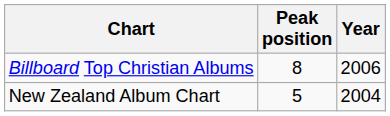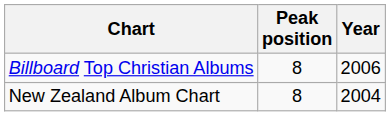(297, 96) 5 -> (297, 96) 8
